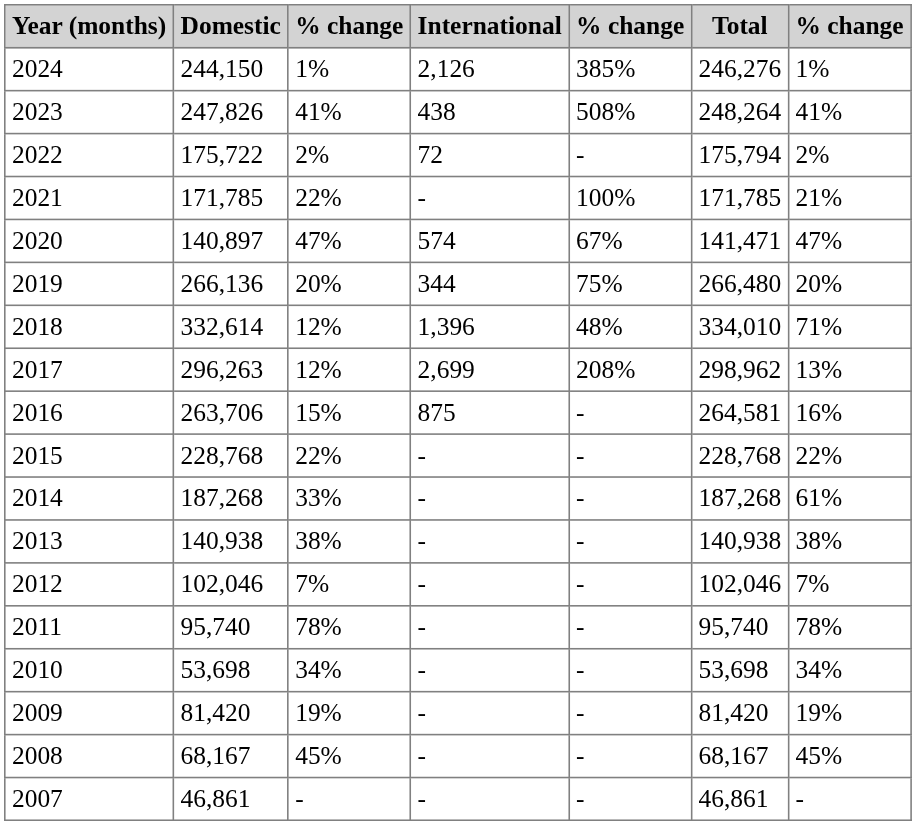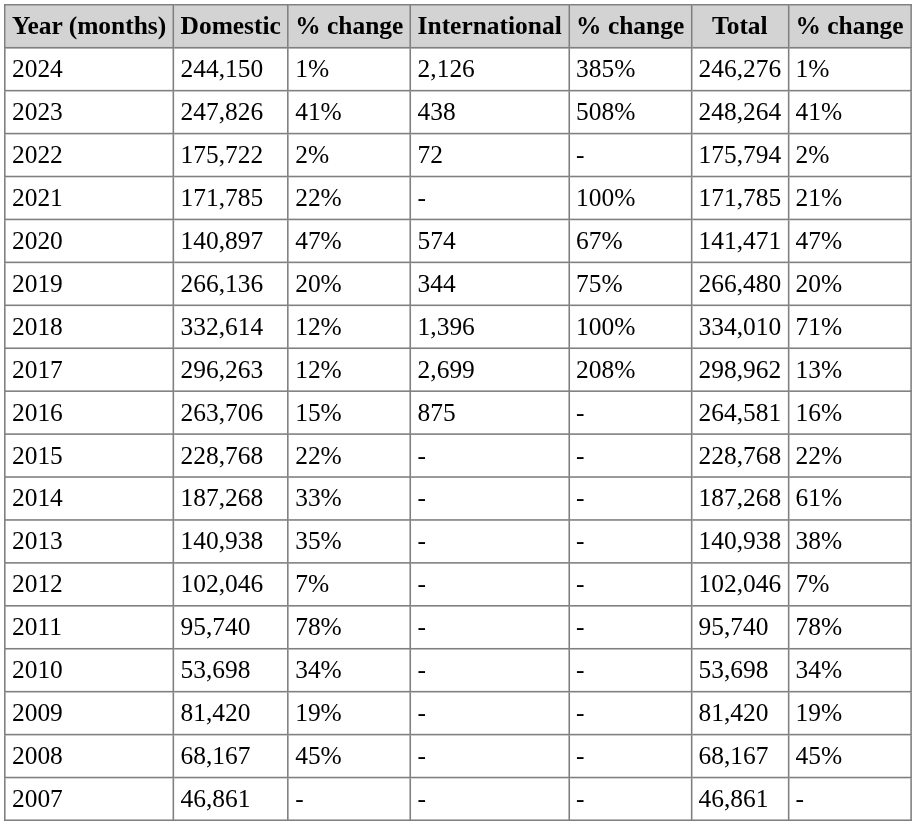(599, 326) 48% -> (606, 326) 100%
(318, 541) 38% -> (318, 541) 35%
